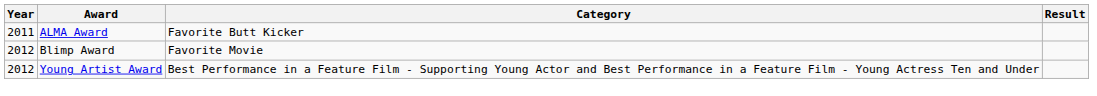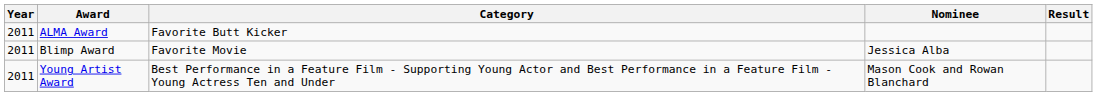+ column: (955, 14)
(21, 51) 2012 -> (21, 51) 2011
(21, 69) 2012 -> (21, 75) 2011
